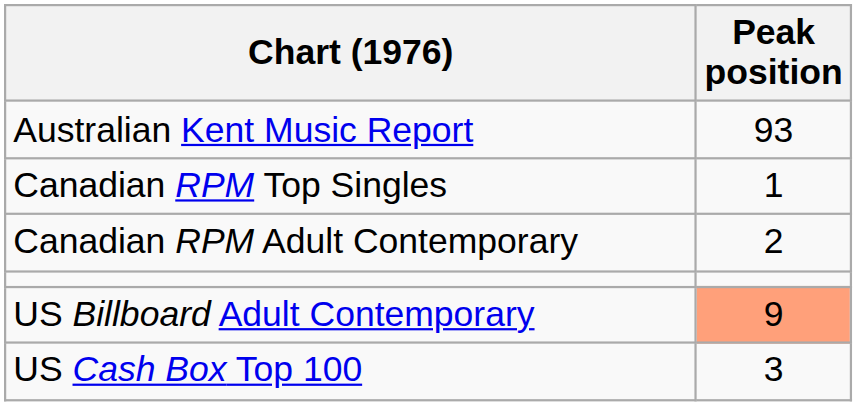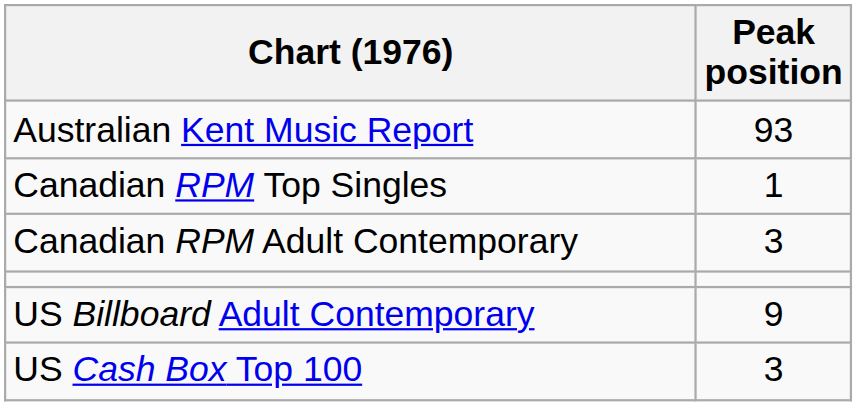(774, 241) 2 -> (774, 241) 3
(774, 314) lightsalmon background -> (774, 314) no background
